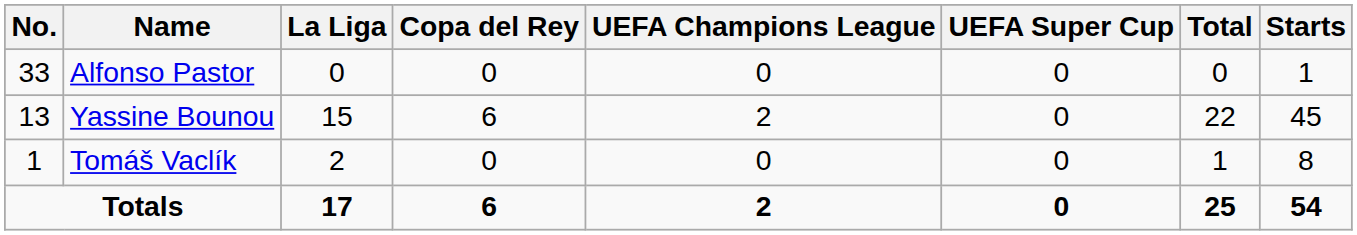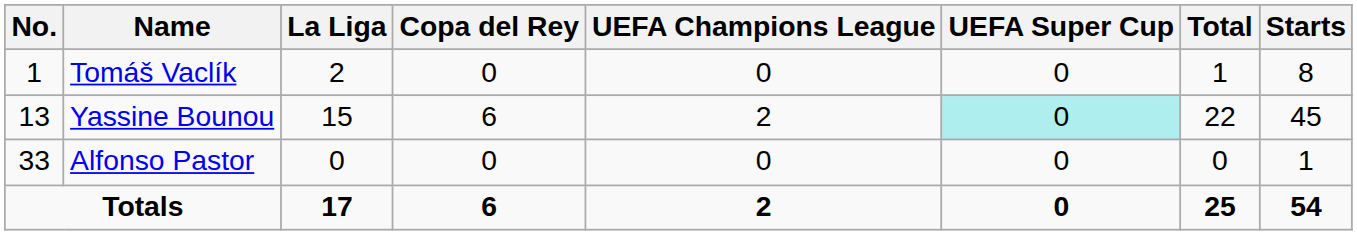rows swapped: (153, 161) <-> (162, 71)
(1061, 116) no background -> (1061, 116) paleturquoise background
